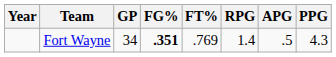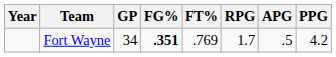(246, 40) 1.4 -> (246, 40) 1.7
(319, 40) 4.3 -> (319, 40) 4.2
